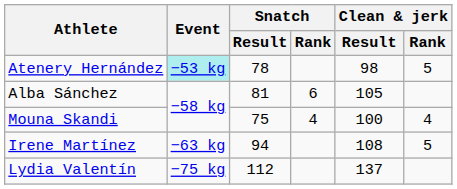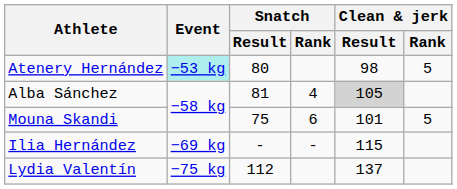(260, 68) 78 -> (260, 68) 80
(313, 94) 6 -> (313, 94) 4
(369, 94) no background -> (369, 94) lightgrey background
(313, 119) 4 -> (313, 119) 6
(369, 119) 100 -> (369, 119) 101
(428, 119) 4 -> (428, 119) 5
- row: (72, 145)
+ row: (72, 145)
